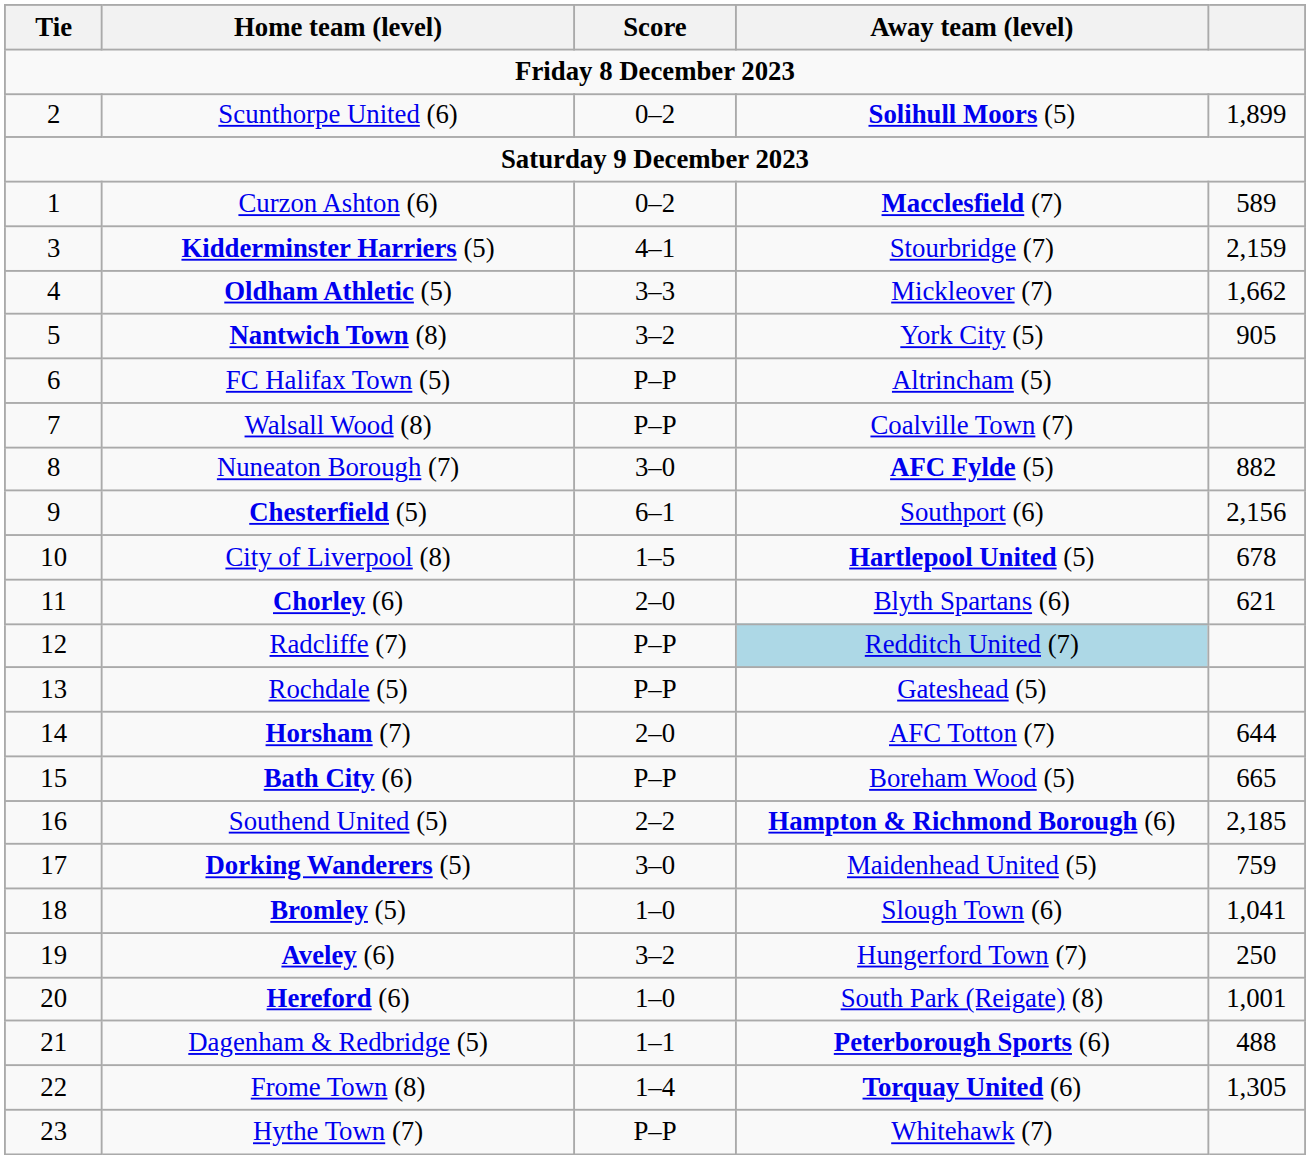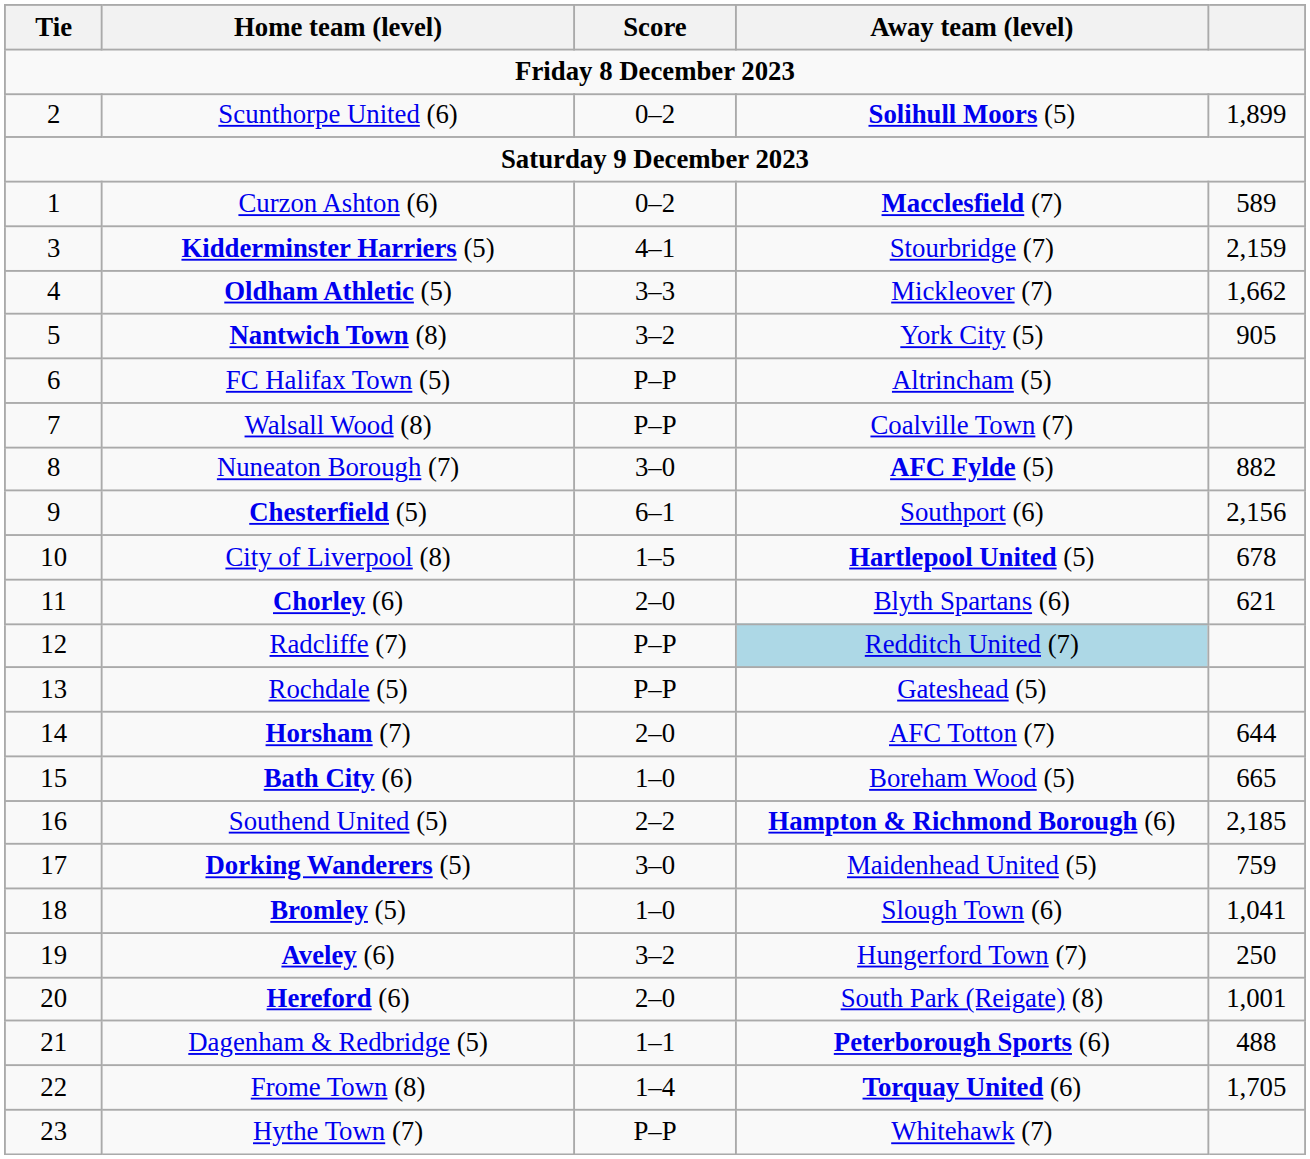(655, 777) P–P -> (655, 777) 1–0
(655, 998) 1–0 -> (655, 998) 2–0
(1256, 1087) 1,305 -> (1256, 1087) 1,705
